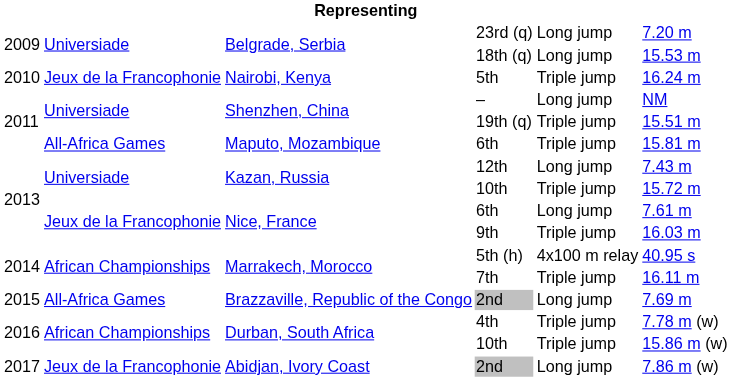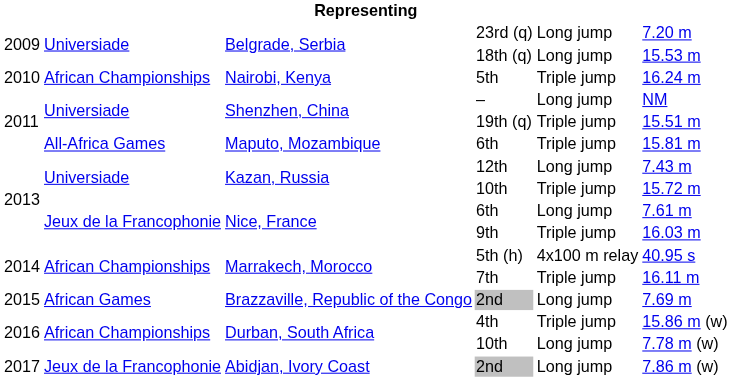(133, 77) Jeux de la Francophonie -> (127, 77) African Championships
(105, 299) All-Africa Games -> (97, 299) African Games
(680, 322) 7.78 m (w) -> (685, 322) 15.86 m (w)
(576, 344) Triple jump -> (574, 344) Long jump
(685, 344) 15.86 m (w) -> (680, 344) 7.78 m (w)
